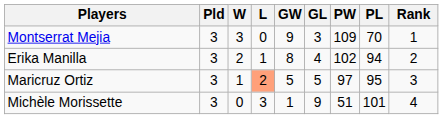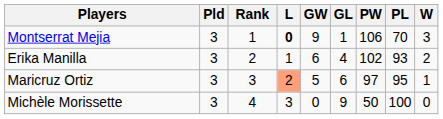columns swapped: (239, 15) <-> (414, 15)
(263, 37) normal -> (289, 37) bold
(318, 37) 3 -> (343, 37) 1
(345, 37) 109 -> (371, 37) 106
(290, 59) 8 -> (316, 59) 6
(374, 59) 94 -> (400, 59) 93
(318, 80) 5 -> (343, 80) 6
(290, 102) 1 -> (316, 102) 0
(345, 102) 51 -> (371, 102) 50
(374, 102) 101 -> (400, 102) 100
